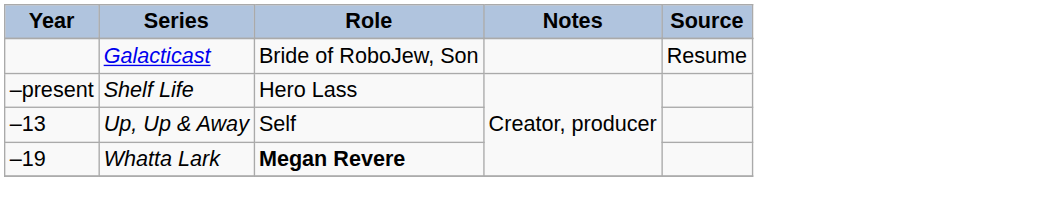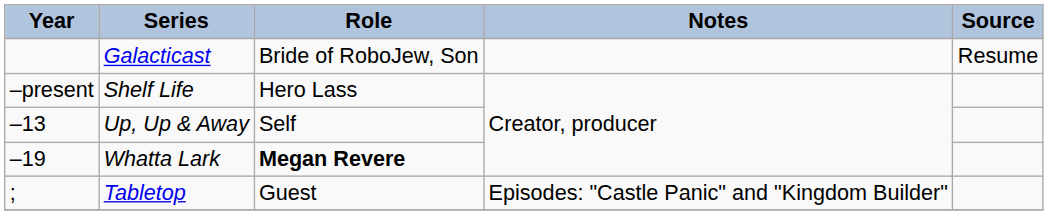+ row: (145, 192)
